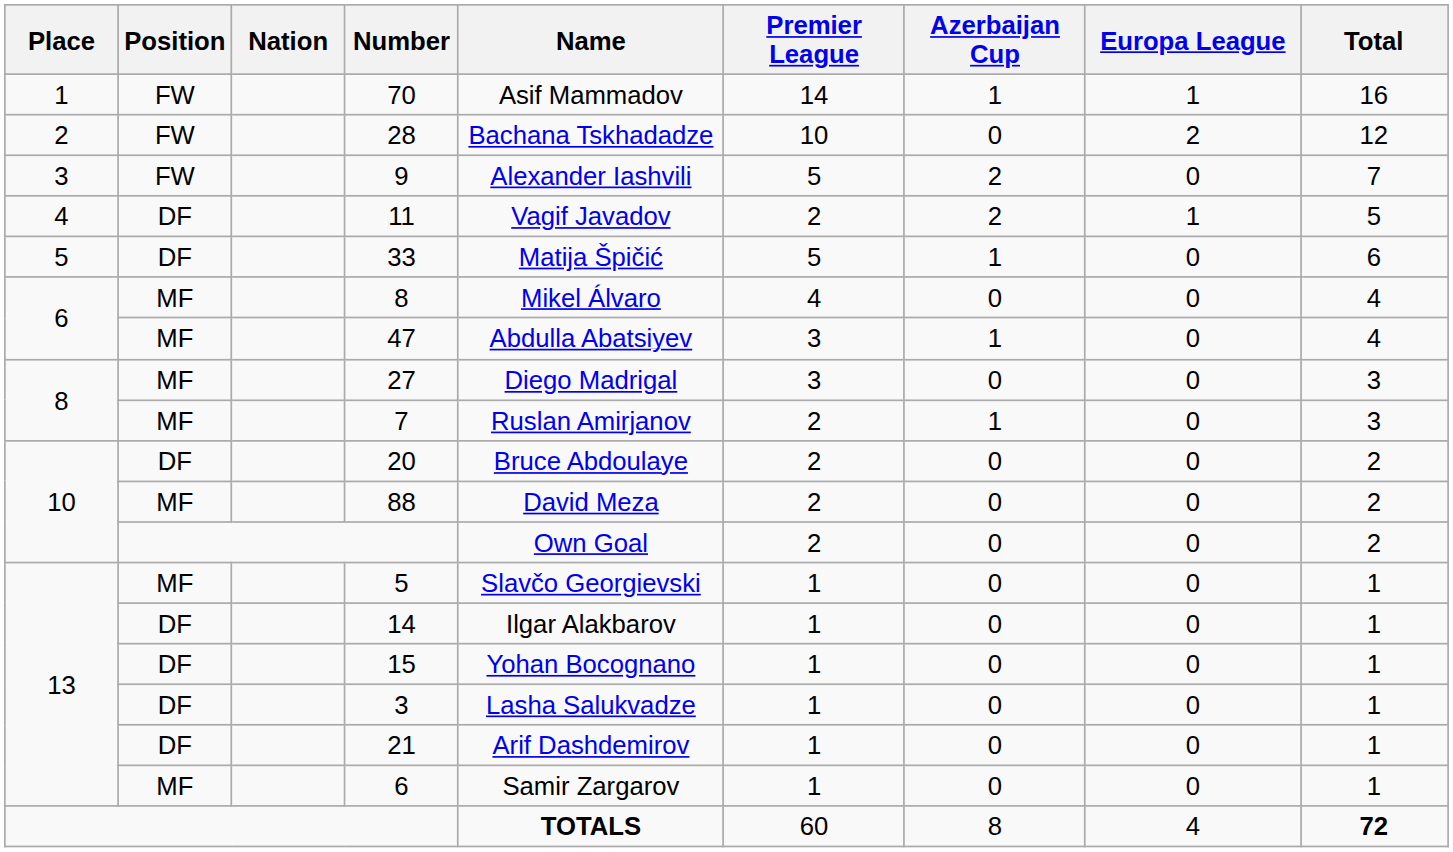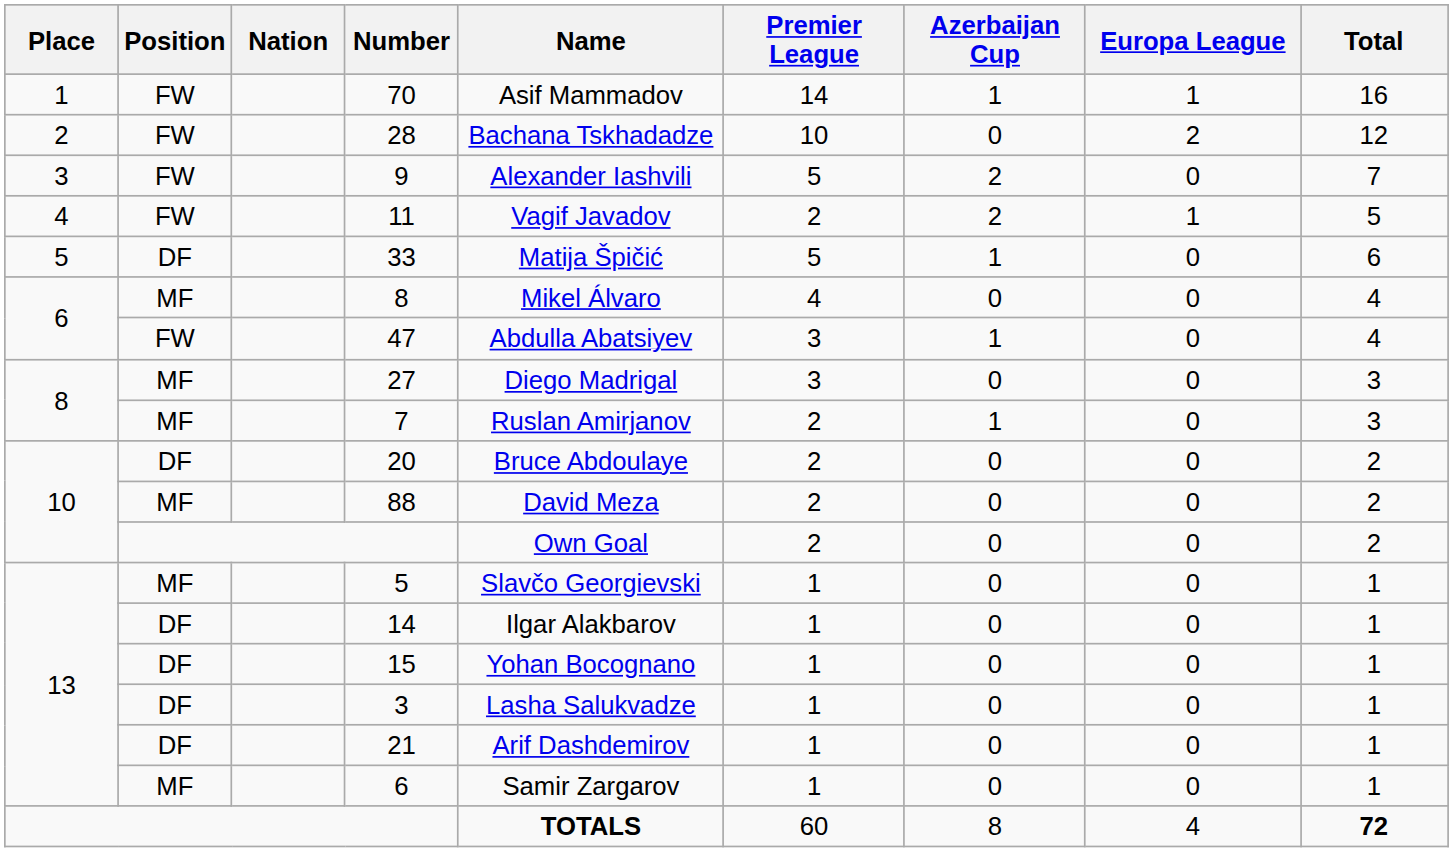(175, 217) DF -> (175, 217) FW
(175, 339) MF -> (175, 339) FW
